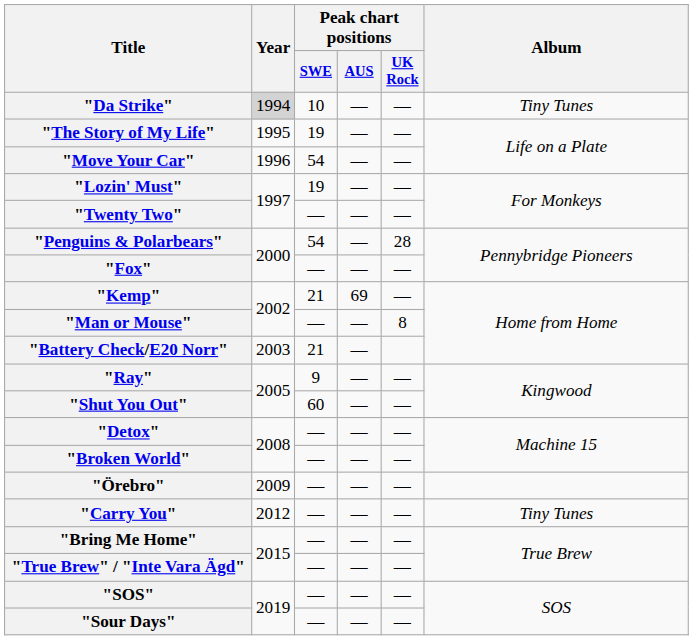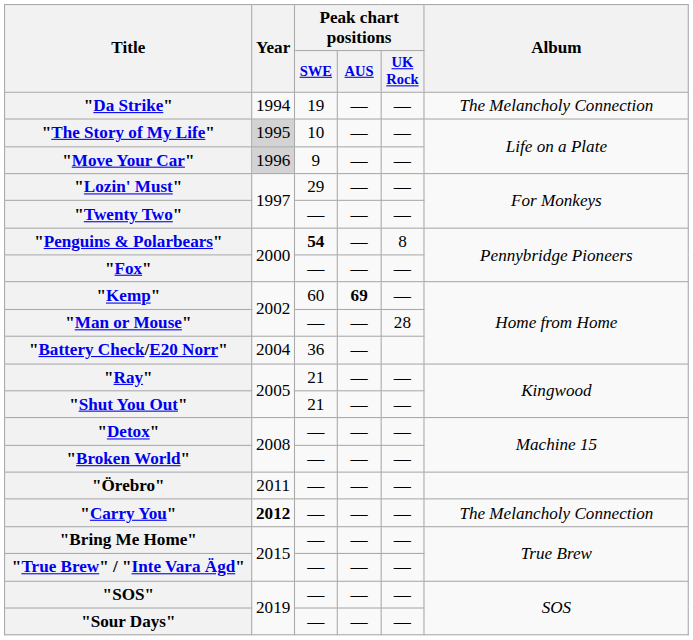(273, 105) lightgrey background -> (273, 105) no background
(316, 105) 10 -> (316, 105) 19
(556, 105) Tiny Tunes -> (556, 105) The Melancholy Connection
(273, 132) no background -> (273, 132) lightgrey background
(316, 132) 19 -> (316, 132) 10
(273, 159) no background -> (273, 159) lightgrey background
(316, 159) 54 -> (316, 159) 9
(316, 187) 19 -> (316, 187) 29
(316, 241) normal -> (316, 241) bold
(402, 241) 28 -> (402, 241) 8
(316, 295) 21 -> (316, 295) 60
(359, 295) normal -> (359, 295) bold
(402, 322) 8 -> (402, 322) 28
(273, 349) 2003 -> (273, 349) 2004
(316, 349) 21 -> (316, 349) 36
(316, 377) 9 -> (316, 377) 21
(316, 404) 60 -> (316, 404) 21
(273, 485) 2009 -> (273, 485) 2011
(273, 512) normal -> (273, 512) bold
(556, 512) Tiny Tunes -> (556, 512) The Melancholy Connection
